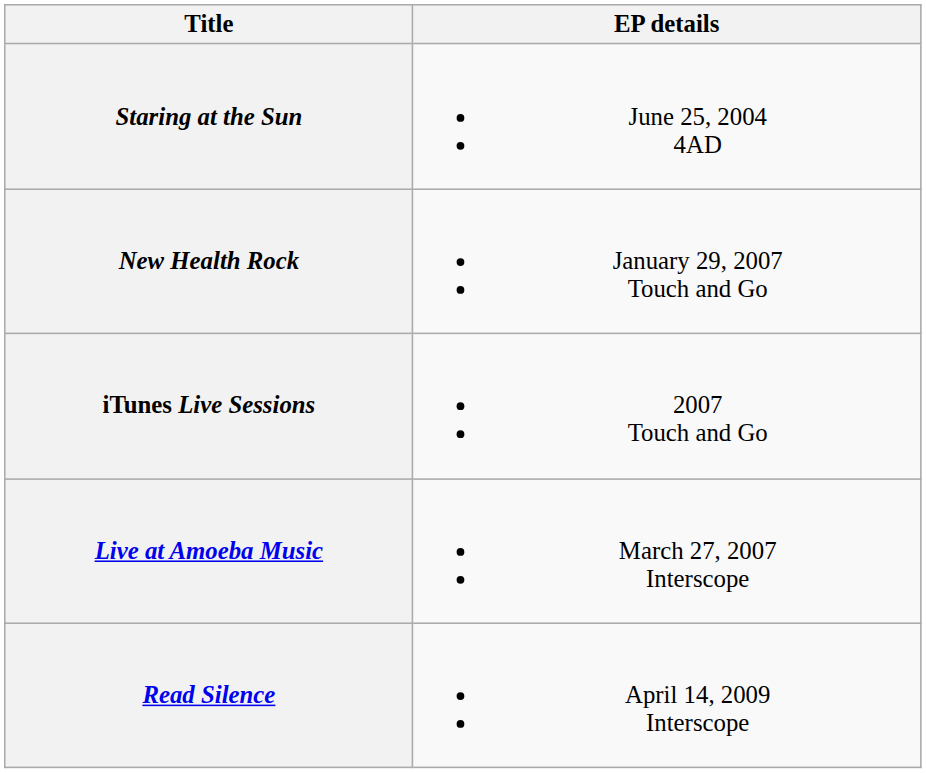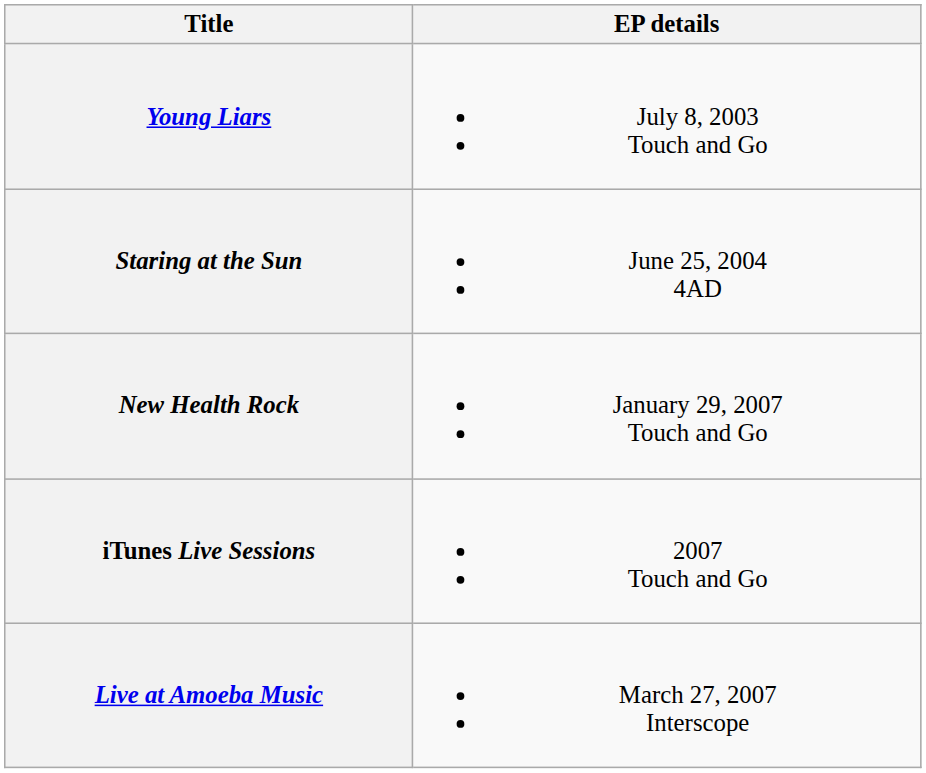+ row: (209, 116)
- row: (209, 695)
